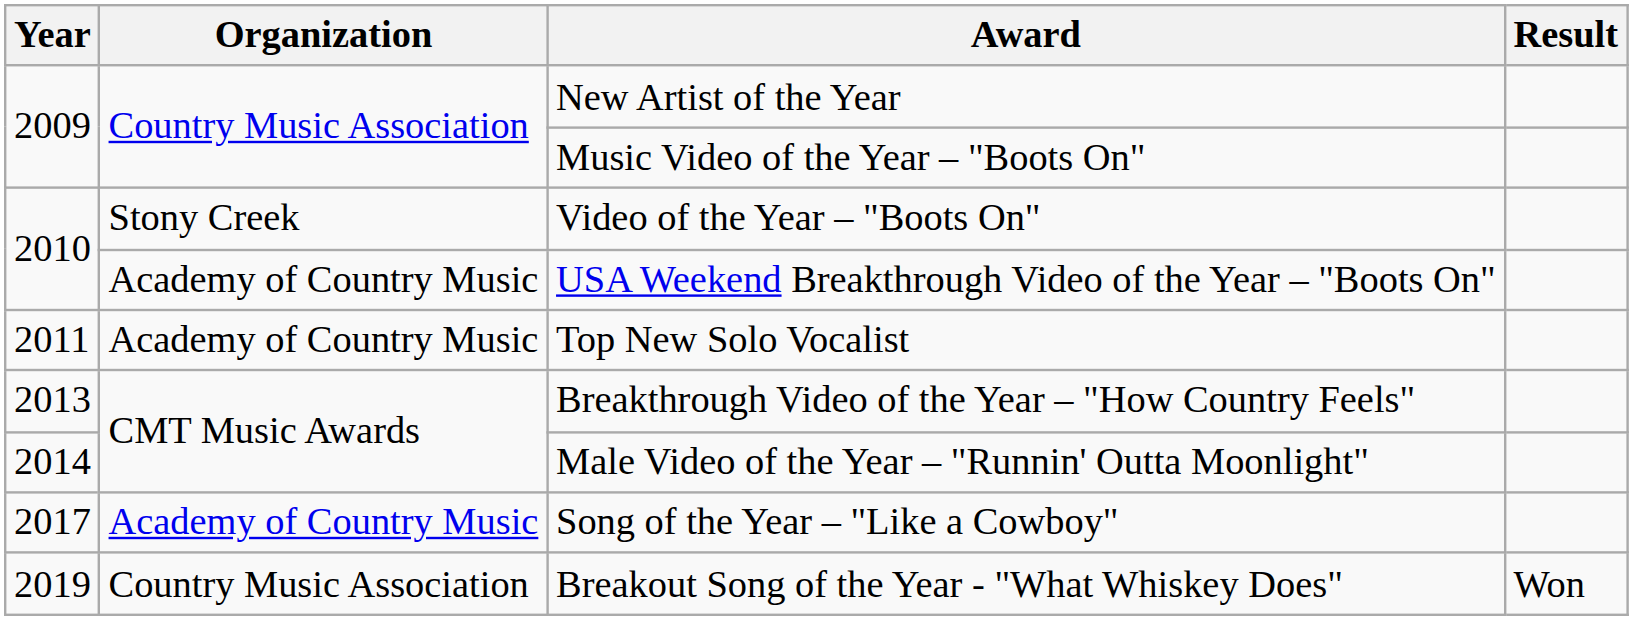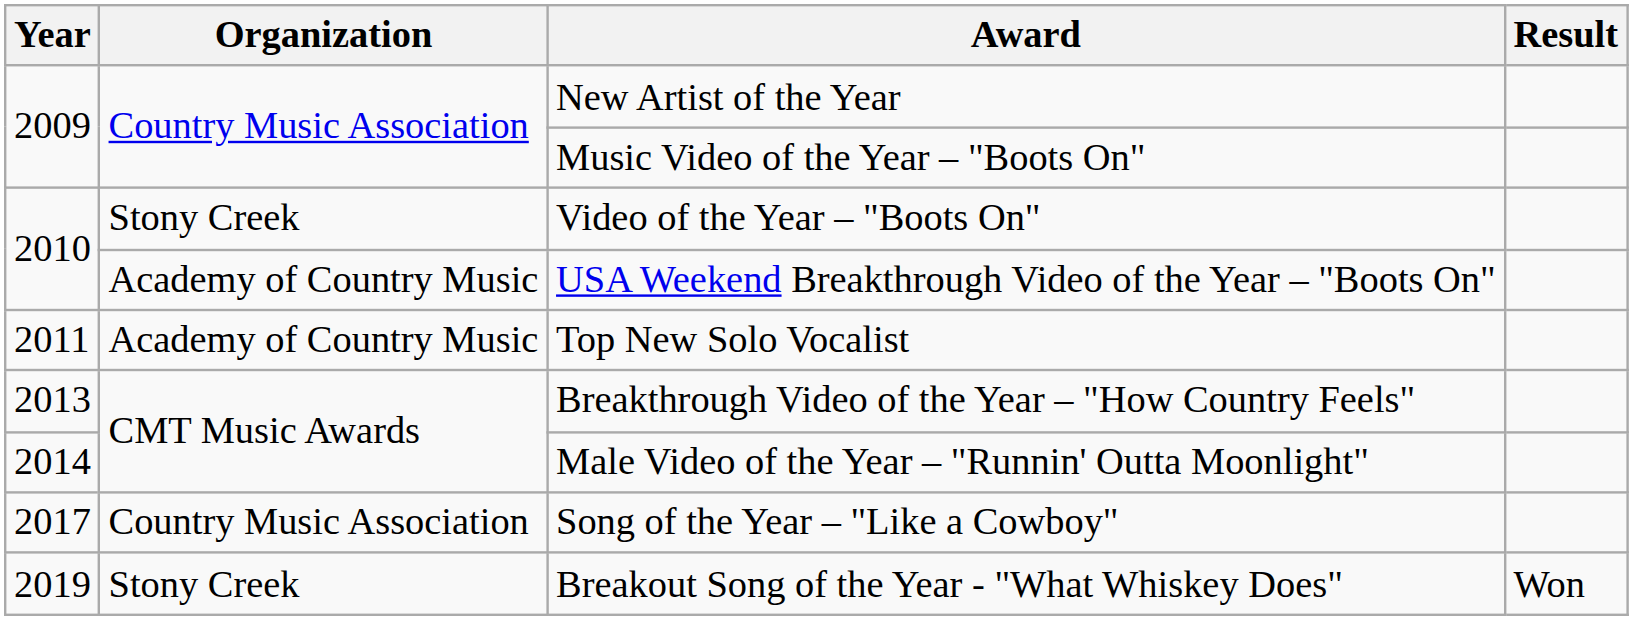(323, 522) Academy of Country Music -> (319, 522) Country Music Association
(319, 583) Country Music Association -> (204, 583) Stony Creek
